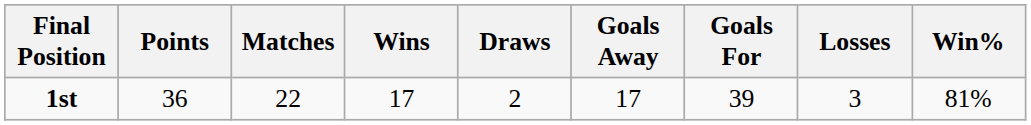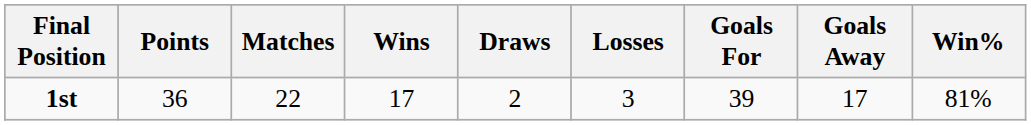columns swapped: (855, 41) <-> (628, 41)
